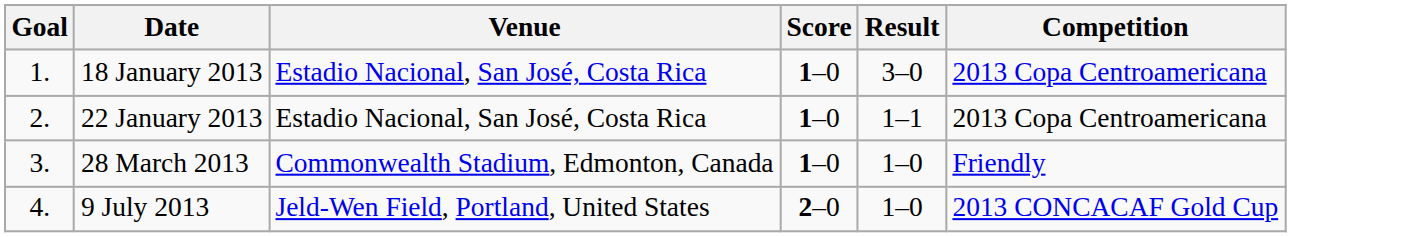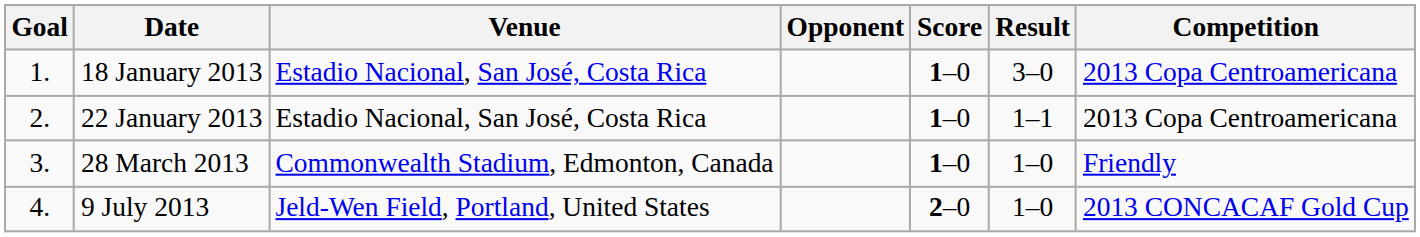+ column: (845, 26)
